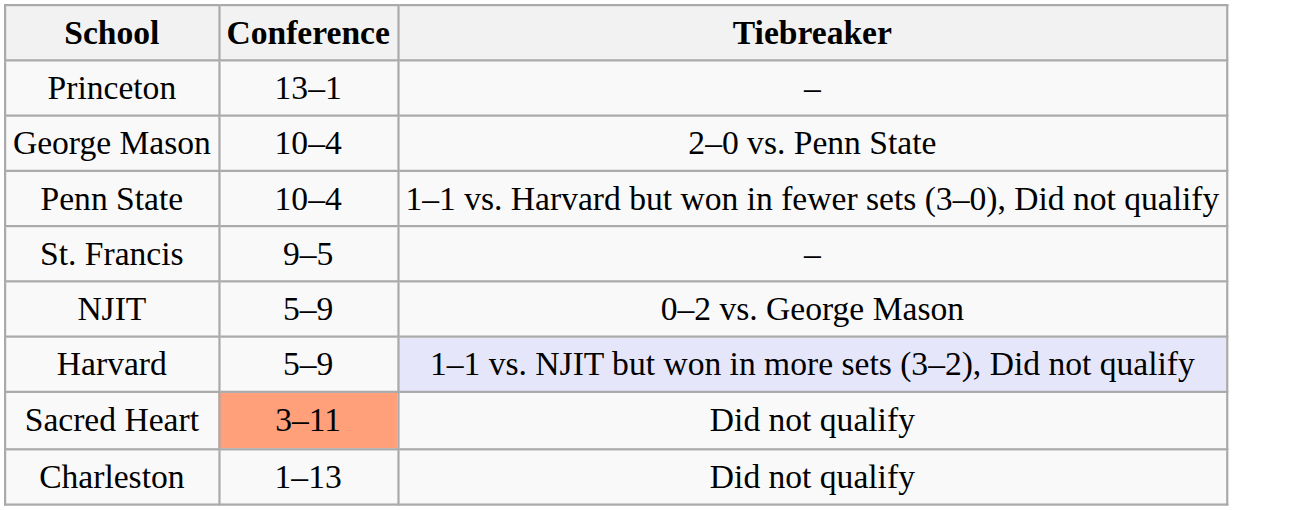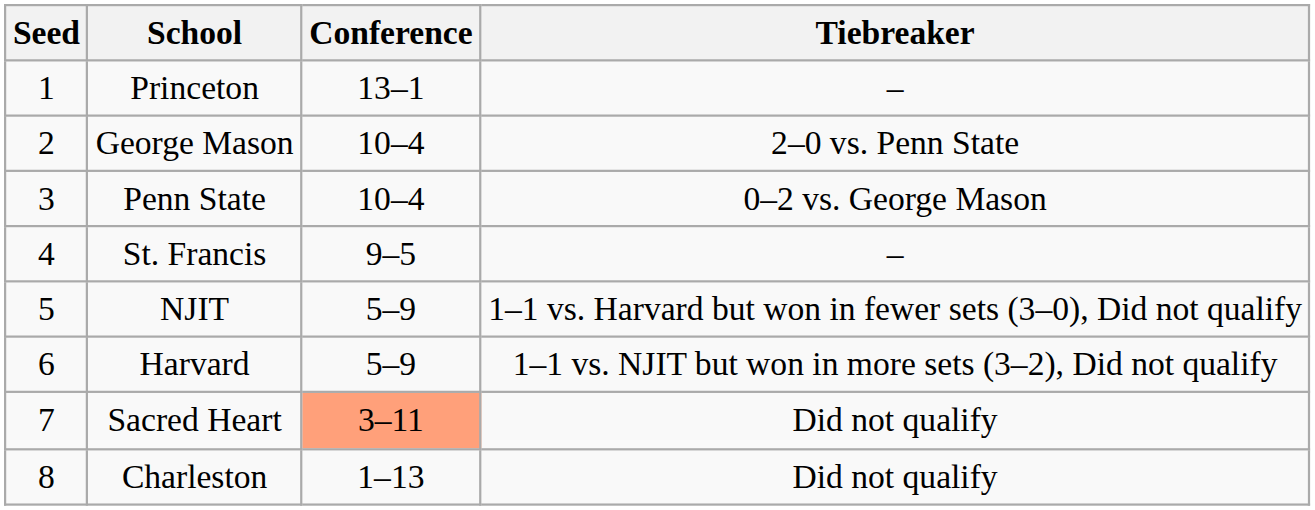+ column: (46, 32)
(812, 198) 1–1 vs. Harvard but won in fewer sets (3–0), Did not qualify -> (895, 198) 0–2 vs. George Mason
(812, 309) 0–2 vs. George Mason -> (895, 309) 1–1 vs. Harvard but won in fewer sets (3–0), Did not qualify
(812, 364) lavender background -> (895, 364) no background
